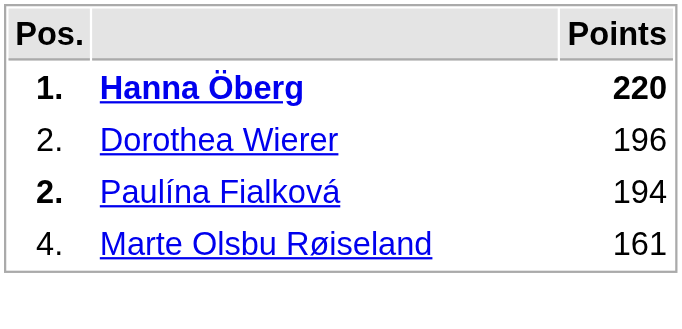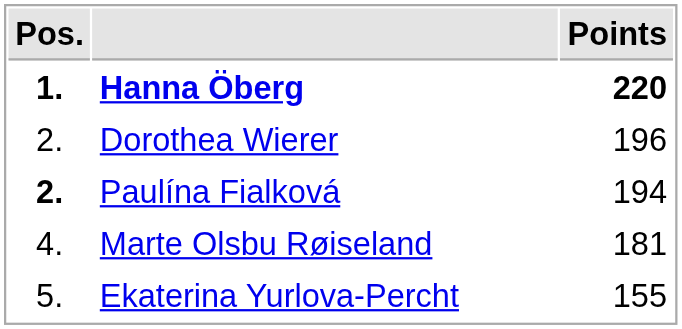(640, 244) 161 -> (640, 244) 181
+ row: (279, 296)
